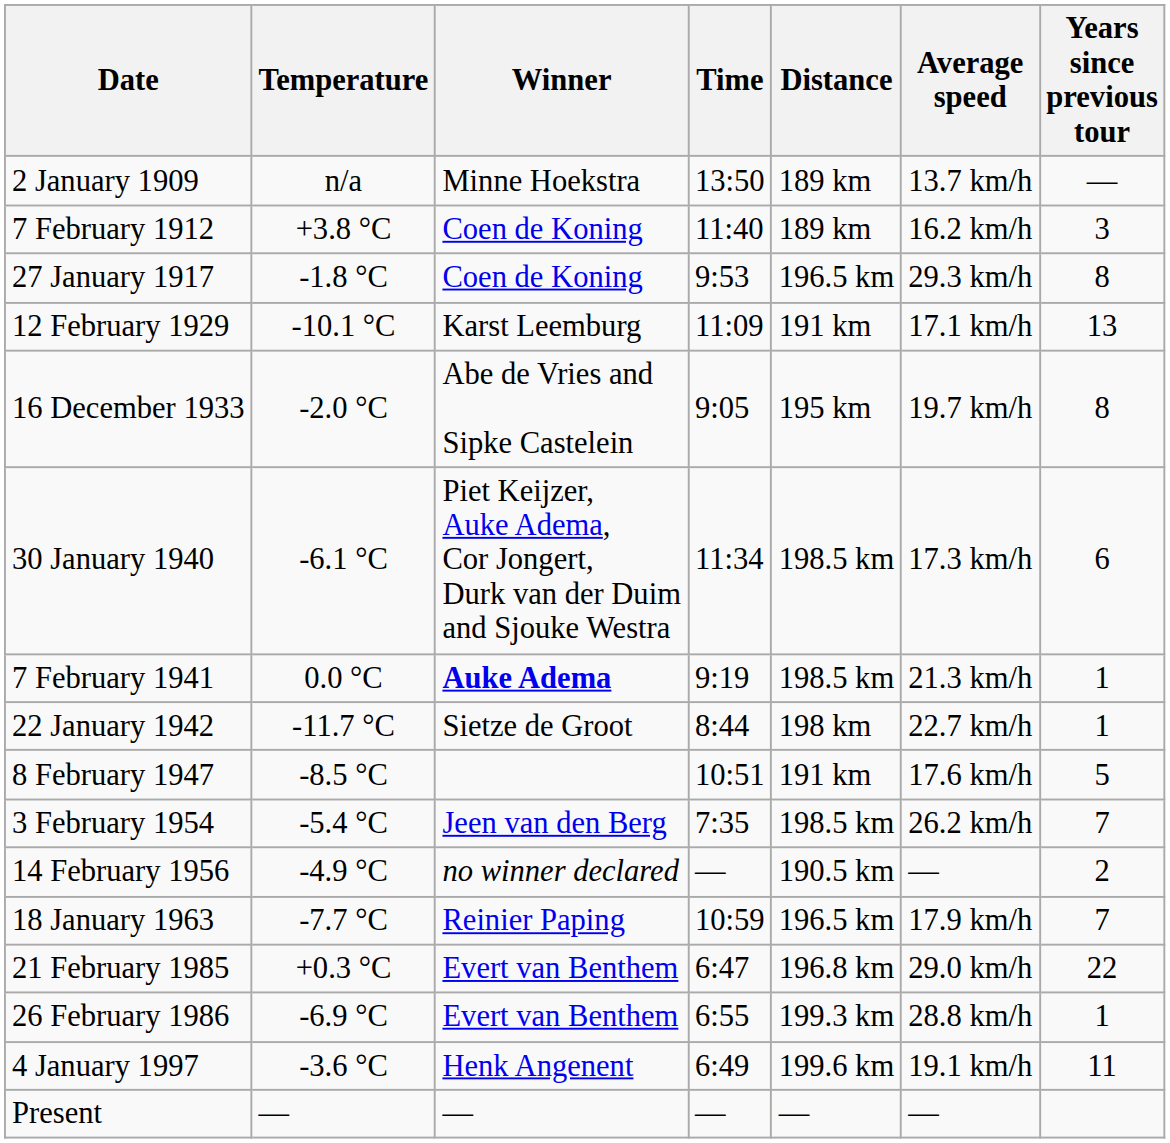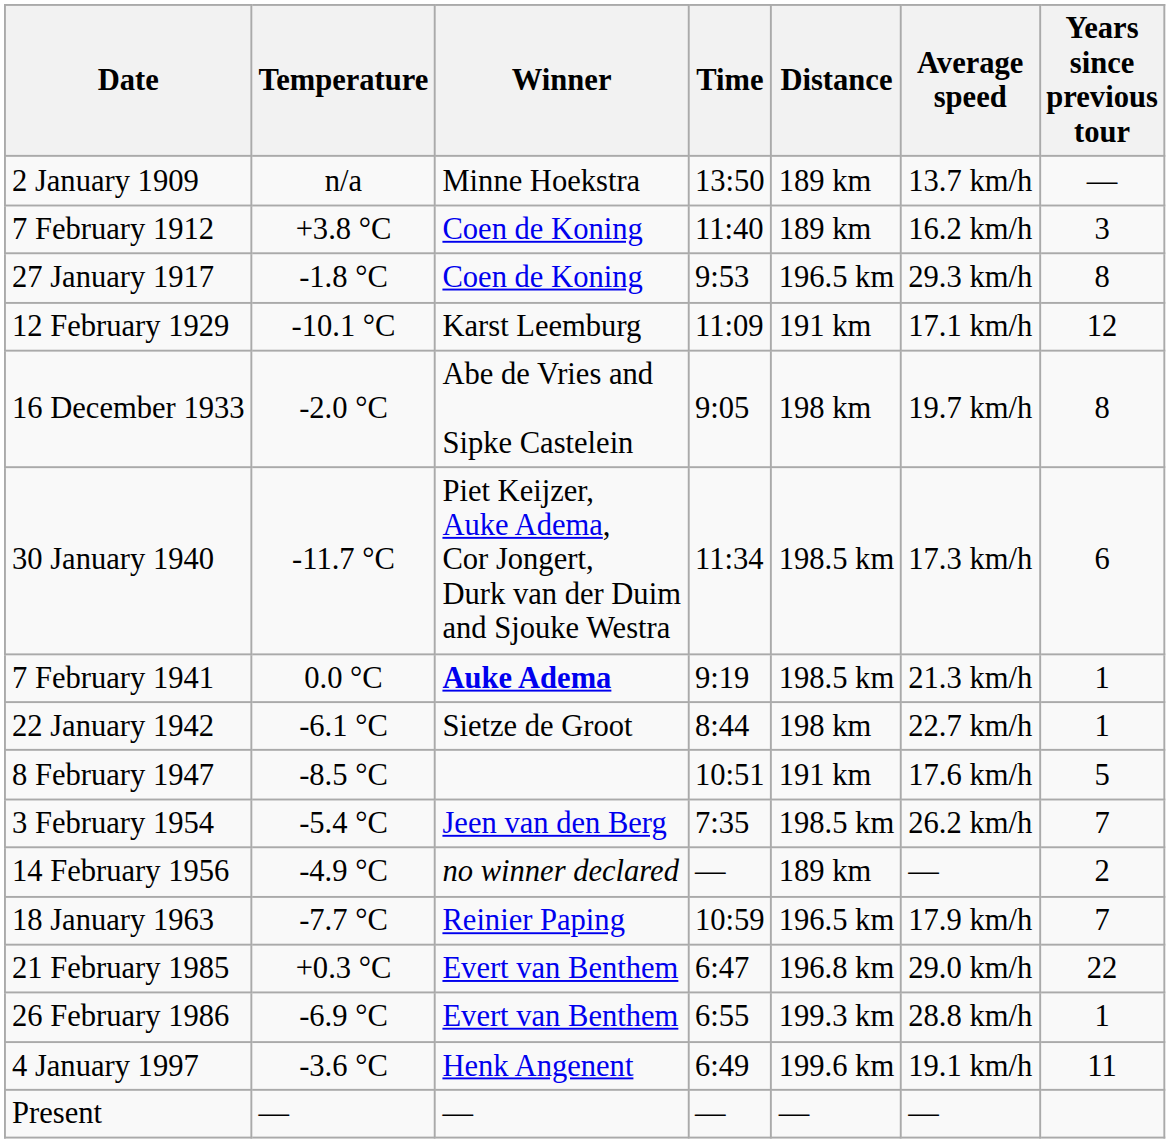(1102, 325) 13 -> (1102, 325) 12
(825, 408) 195 km -> (825, 408) 198 km
(343, 560) -6.1 °C -> (343, 560) -11.7 °C
(343, 725) -11.7 °C -> (343, 725) -6.1 °C
(836, 871) 190.5 km -> (825, 871) 189 km
